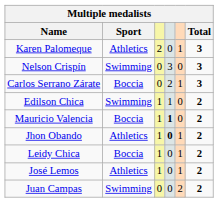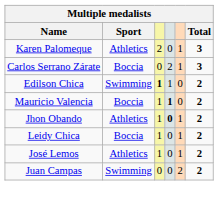- row: (54, 66)
(160, 101) normal -> (160, 83) bold
